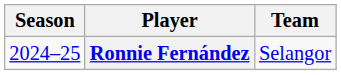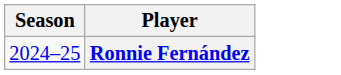- column: (295, 20)
